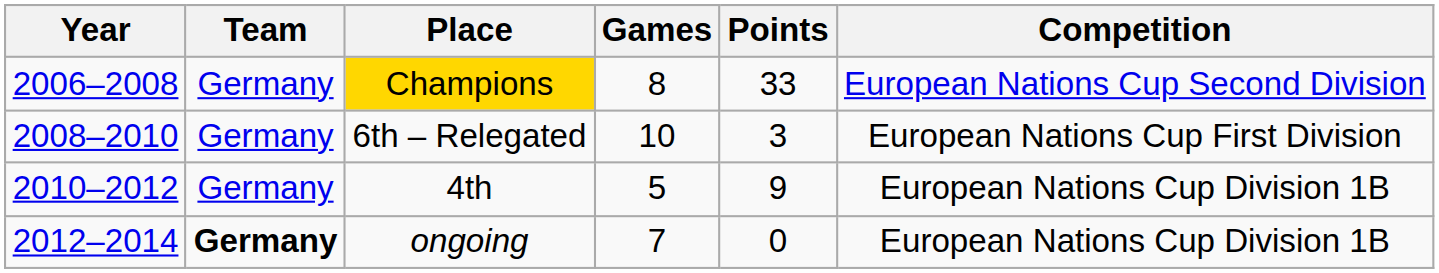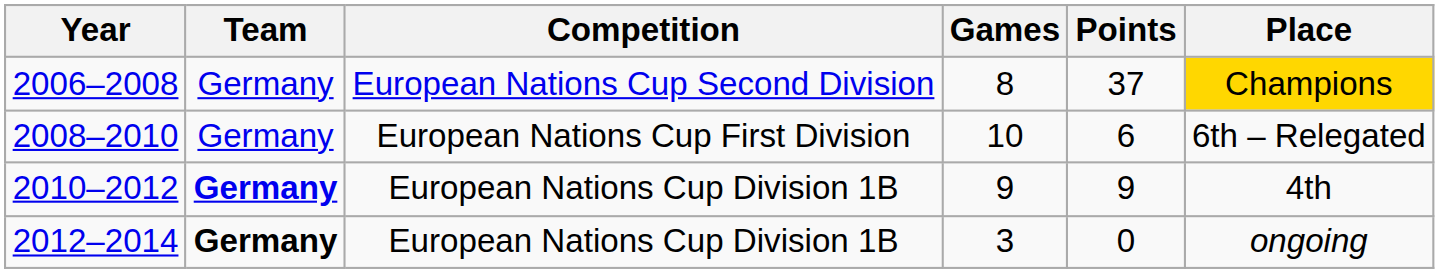columns swapped: (1135, 30) <-> (470, 30)
(778, 83) 33 -> (1126, 83) 37
(778, 135) 3 -> (1126, 135) 6
(266, 188) normal -> (266, 188) bold
(657, 188) 5 -> (1005, 188) 9
(657, 240) 7 -> (1005, 240) 3
